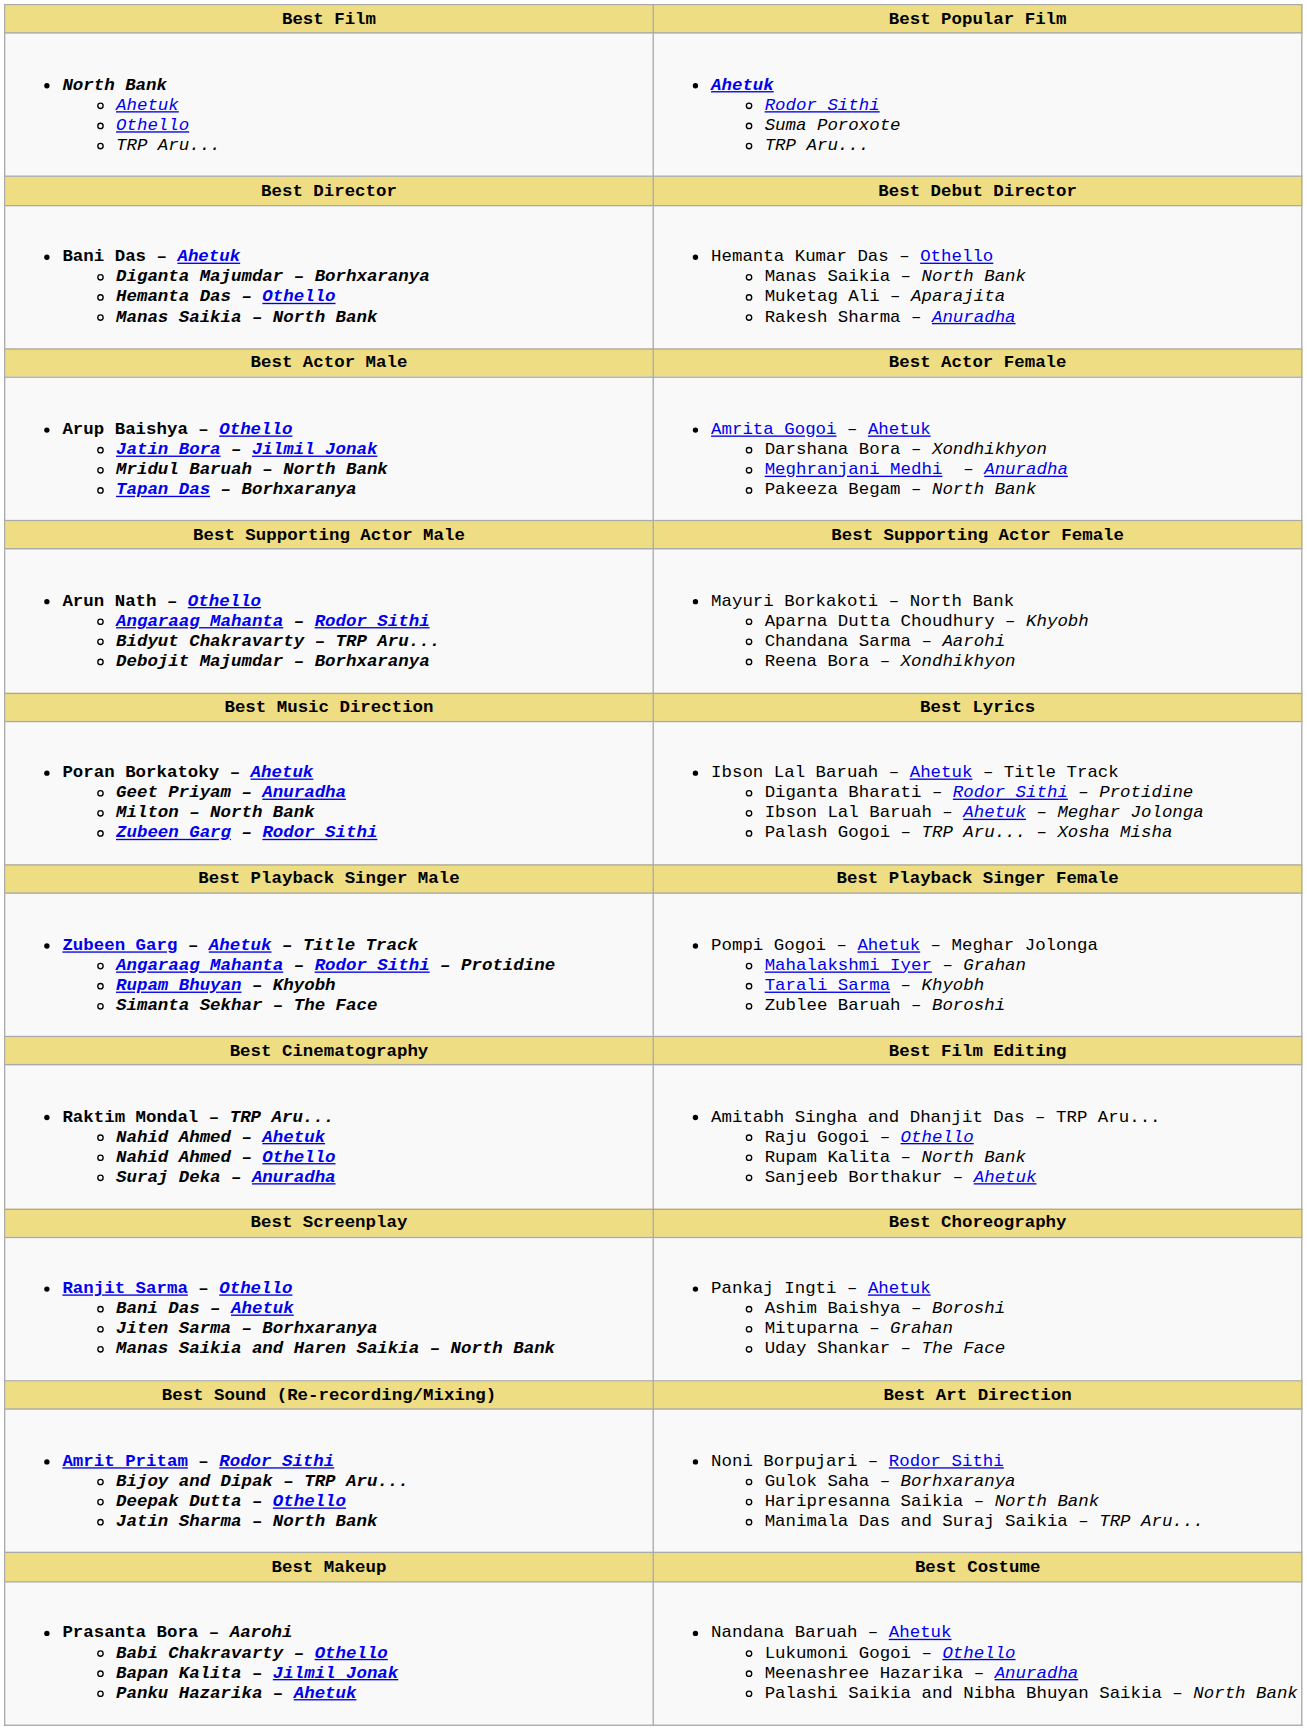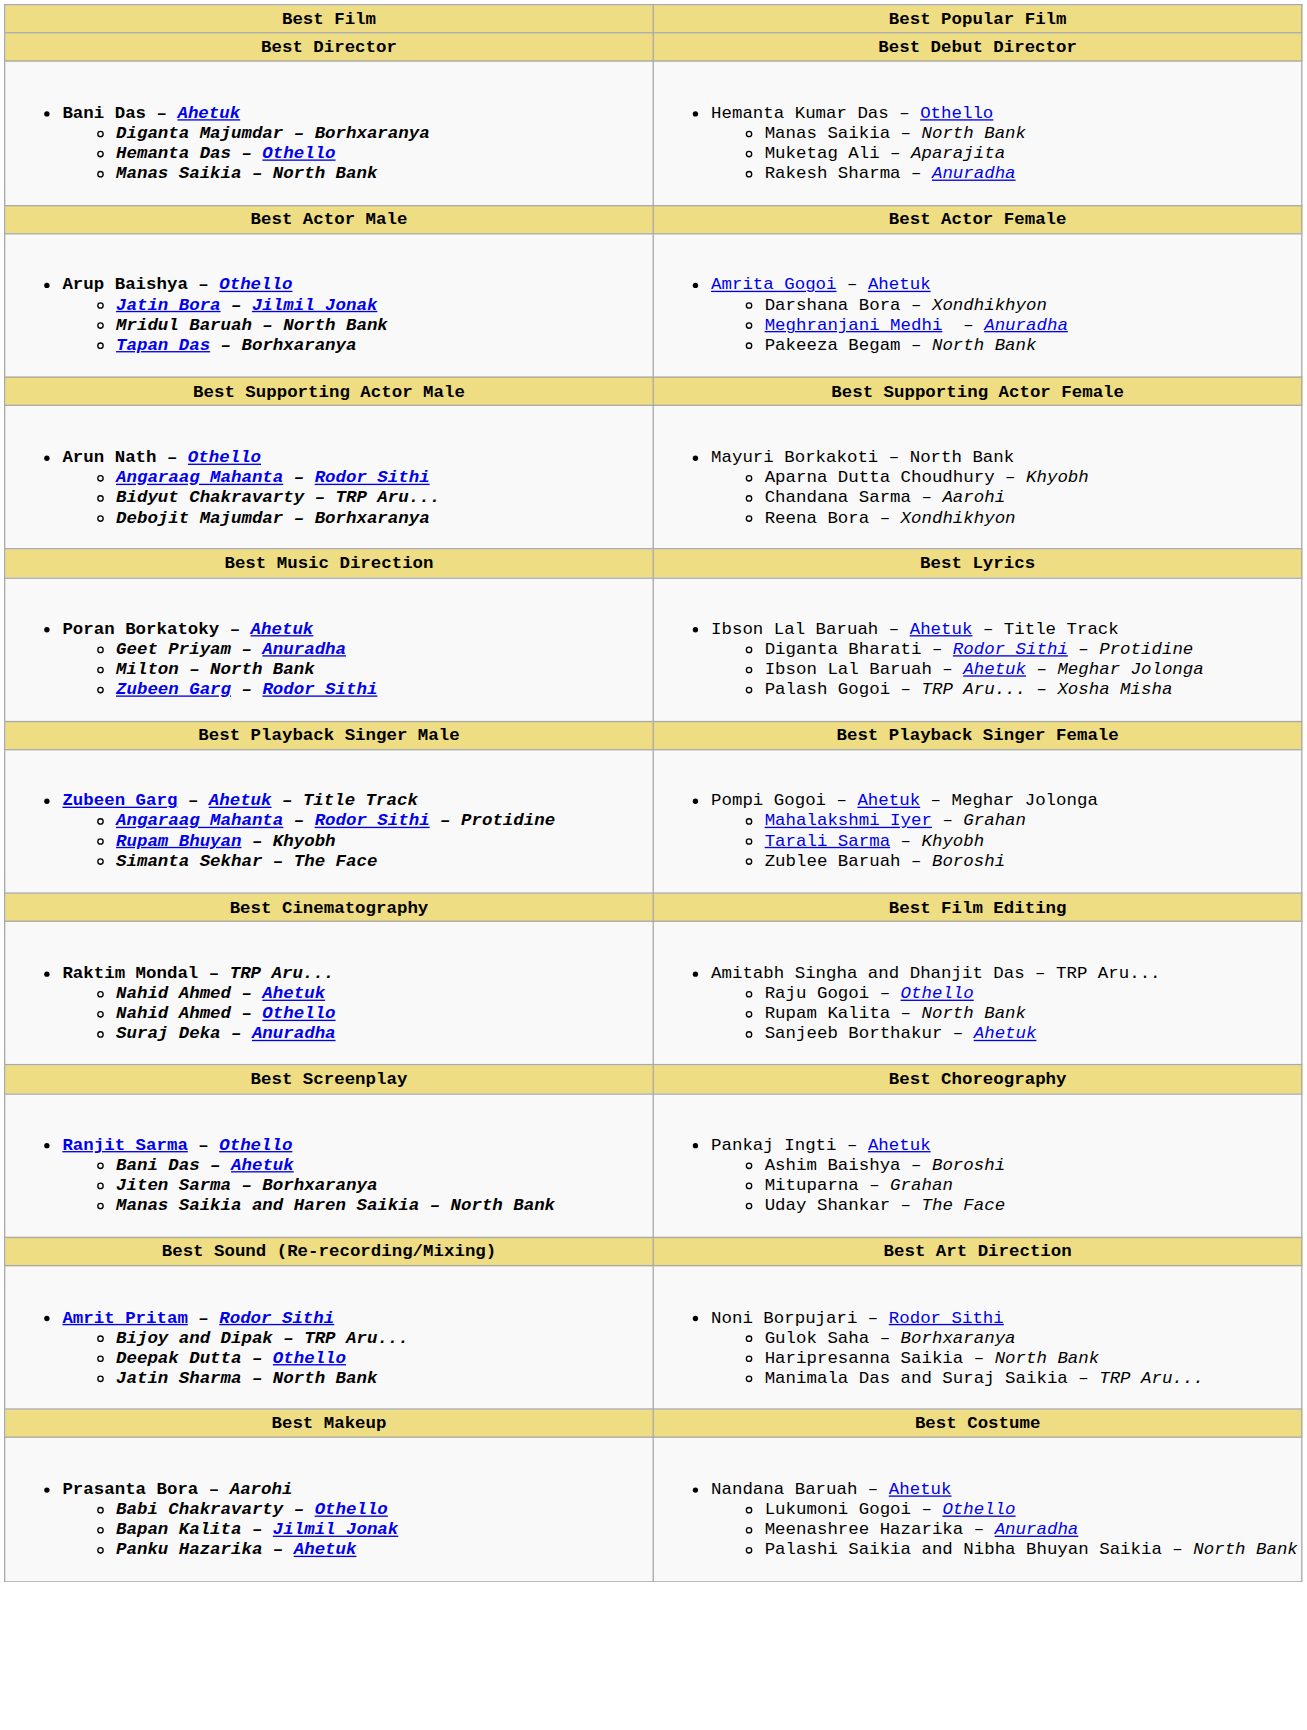- row: (329, 115)
